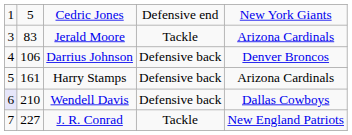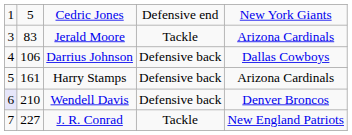(286, 57) Denver Broncos -> (286, 57) Dallas Cowboys
(286, 99) Dallas Cowboys -> (286, 99) Denver Broncos
